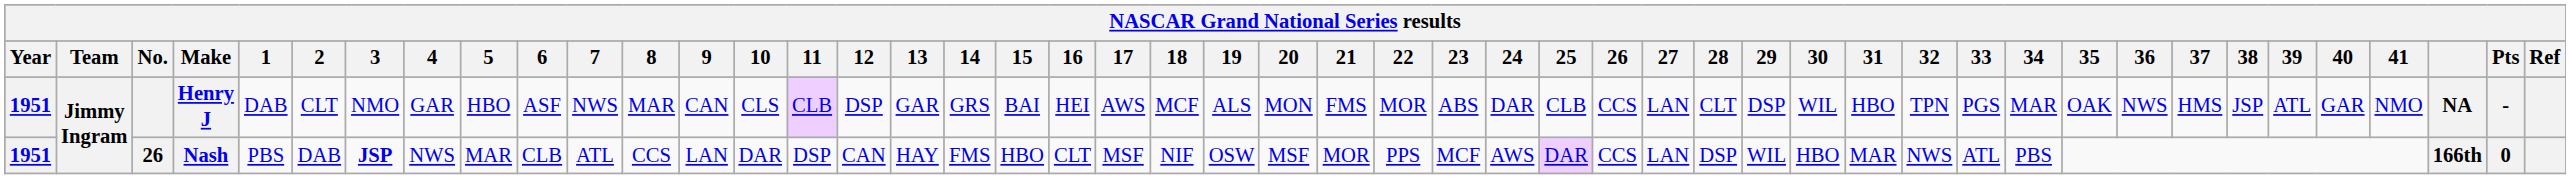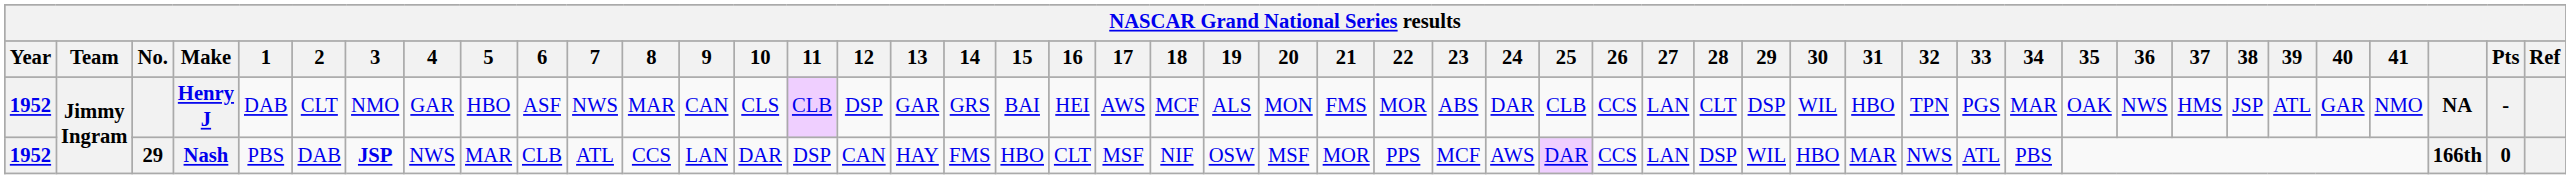(30, 106) 1951 -> (30, 106) 1952
(30, 155) 1951 -> (30, 155) 1952
(153, 155) 26 -> (153, 155) 29
